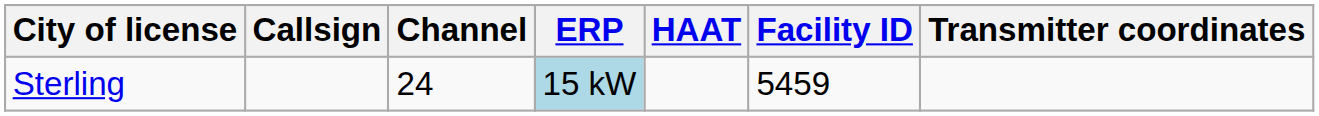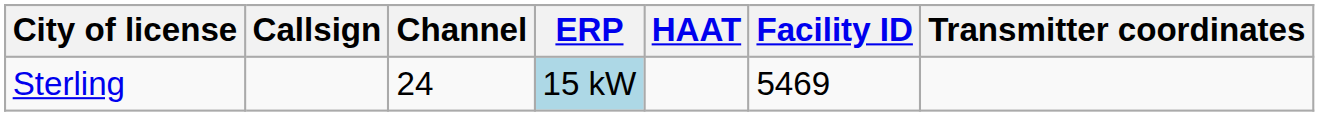(793, 83) 5459 -> (793, 83) 5469
